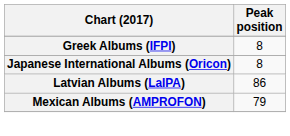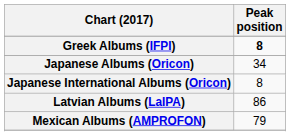(259, 45) normal -> (259, 45) bold
+ row: (119, 64)
